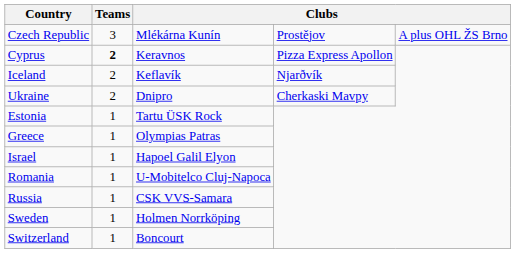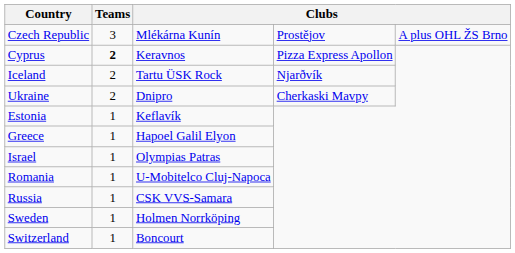(158, 75) Keflavík -> (179, 75) Tartu ÜSK Rock
(179, 116) Tartu ÜSK Rock -> (158, 116) Keflavík
(178, 136) Olympias Patras -> (186, 136) Hapoel Galil Elyon
(186, 156) Hapoel Galil Elyon -> (178, 156) Olympias Patras
